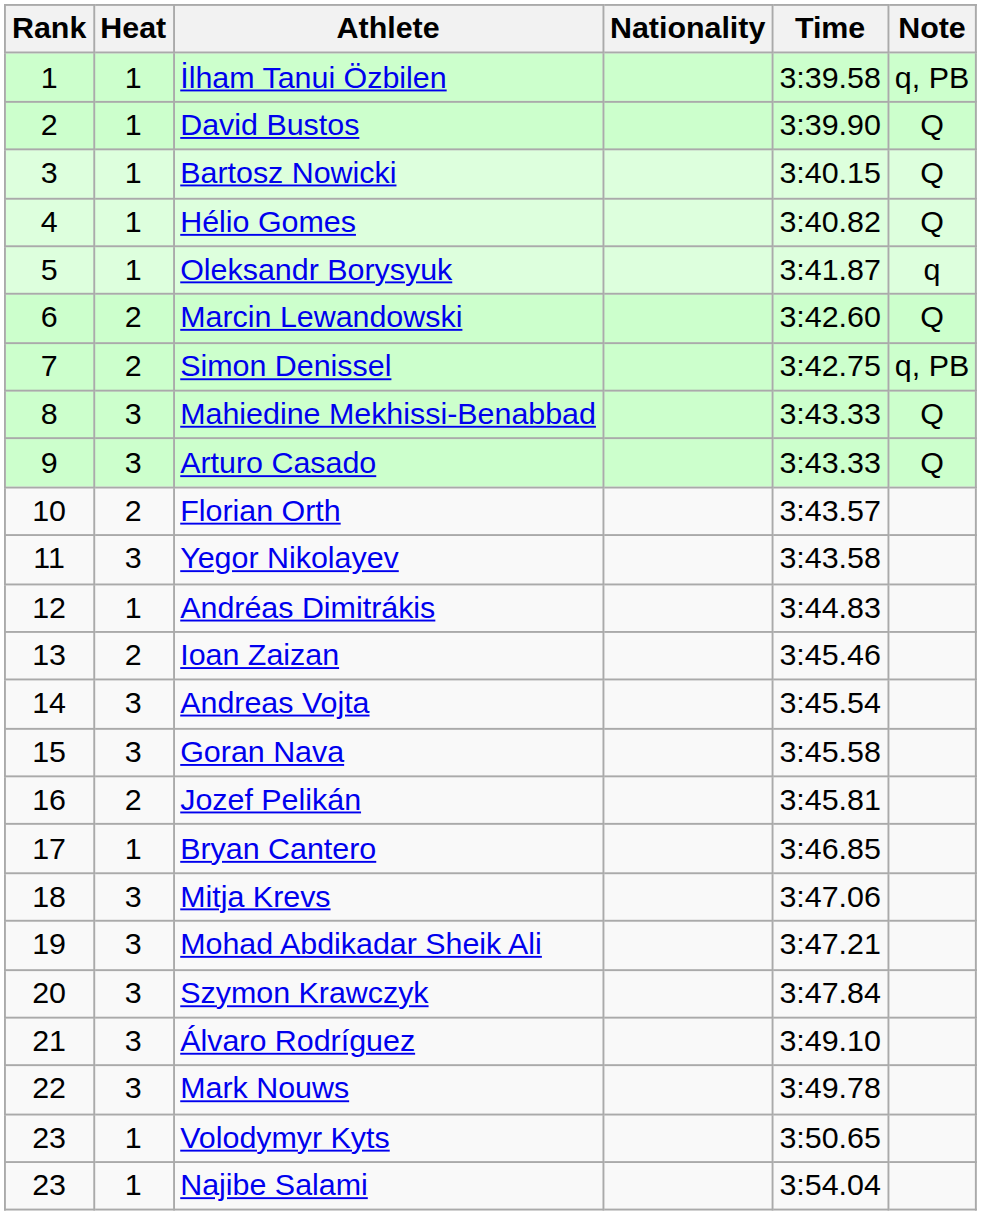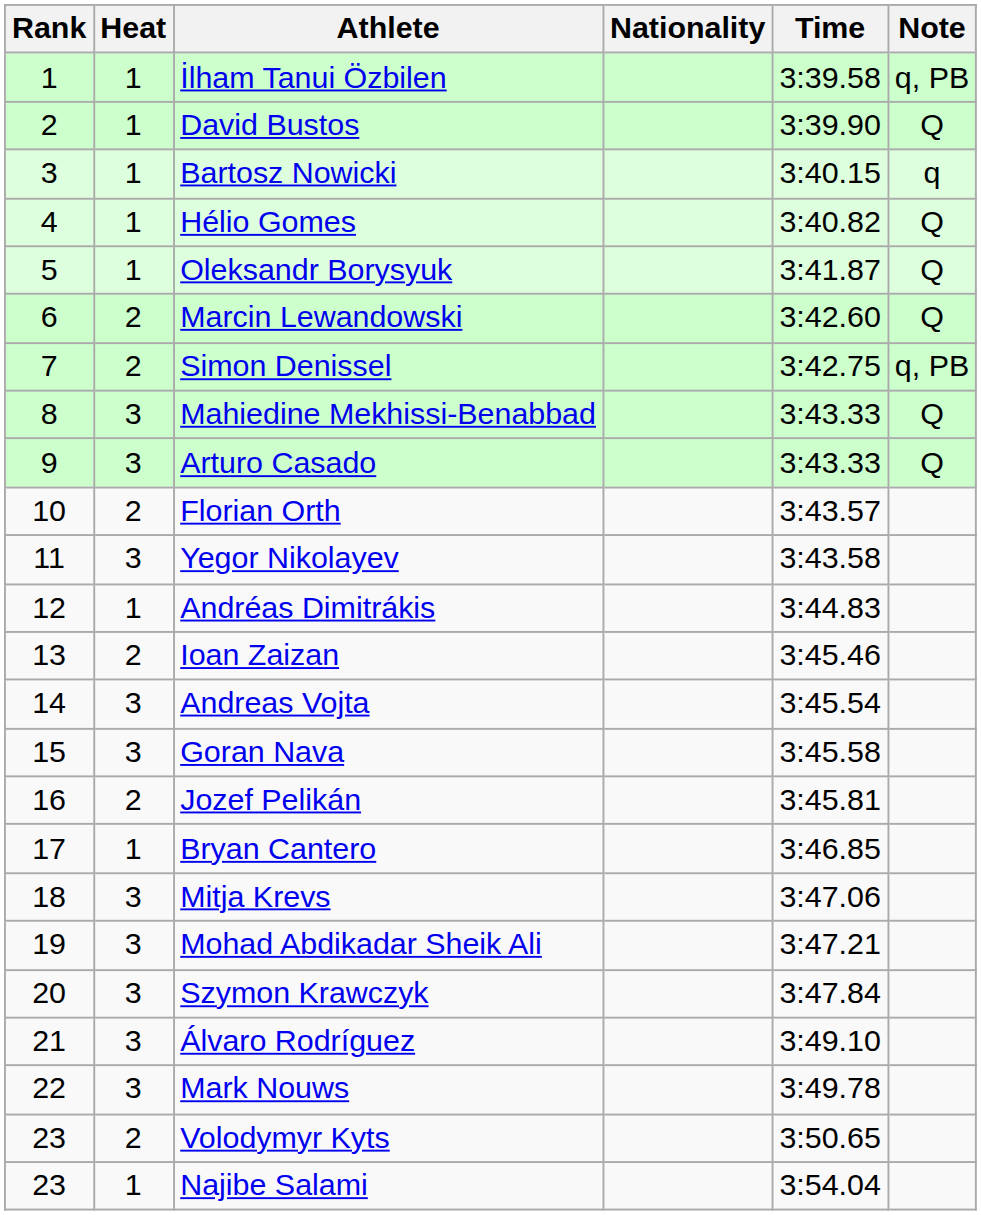(932, 173) Q -> (932, 173) q
(932, 269) q -> (932, 269) Q
(133, 1137) 1 -> (133, 1137) 2
